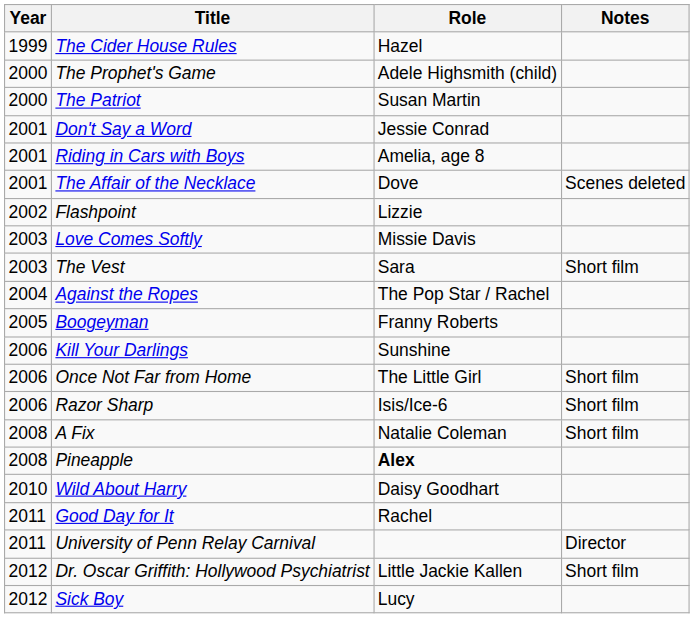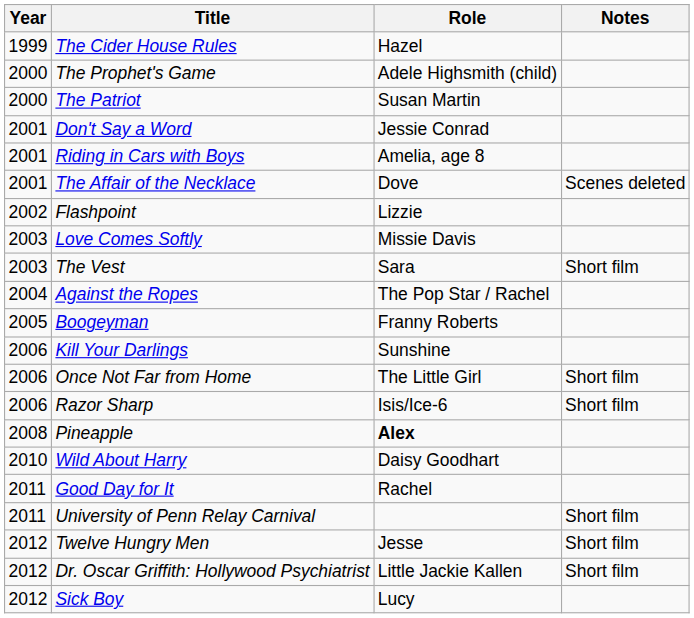- row: (75, 433)
(596, 543) Director -> (602, 516) Short film
+ row: (132, 543)
